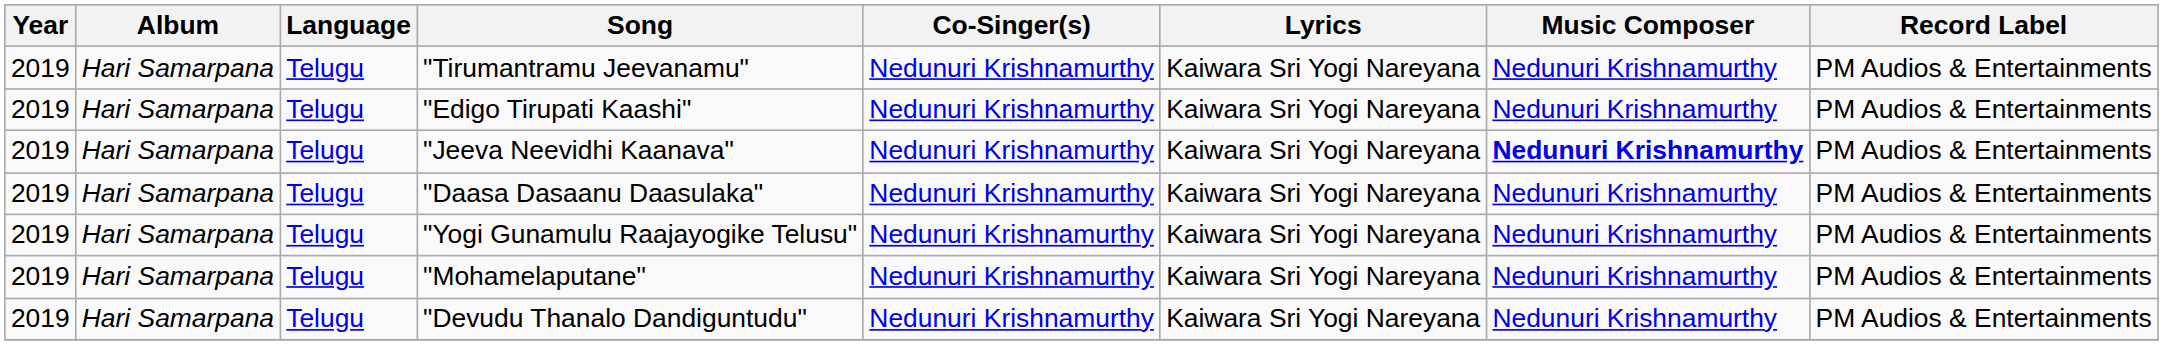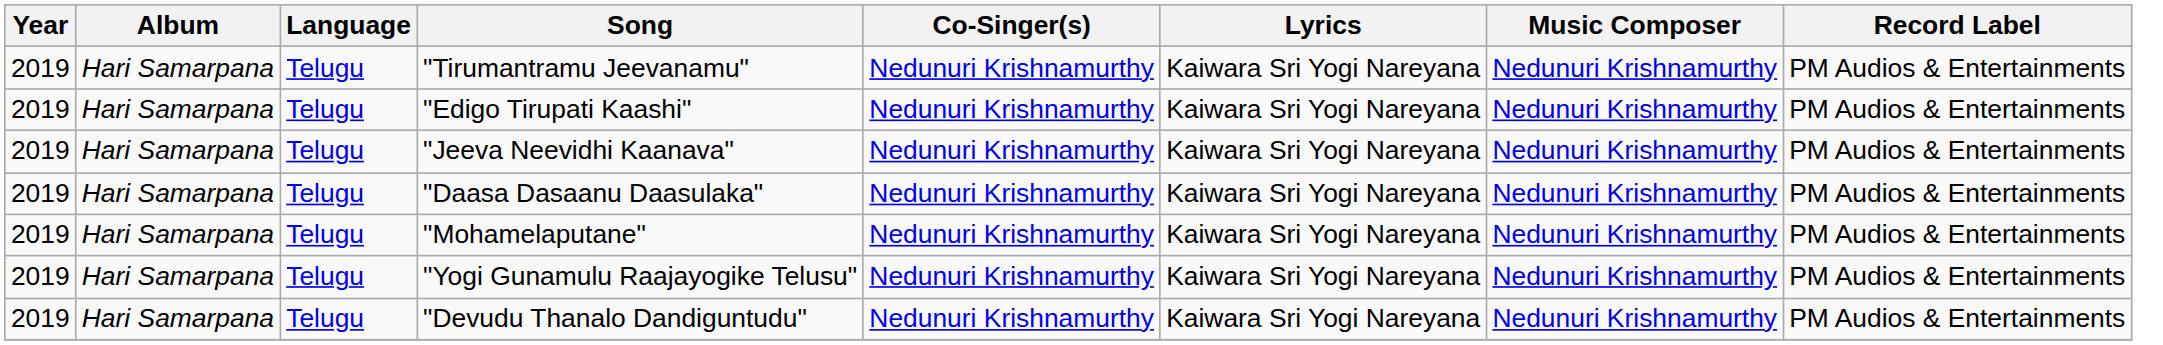(1648, 151) bold -> (1635, 151) normal
rows swapped: (534, 276) <-> (640, 234)
